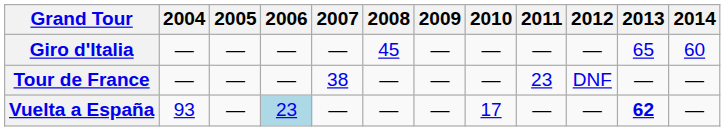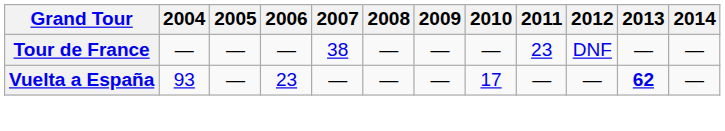- row: (82, 49)
(287, 110) lightblue background -> (287, 79) no background
